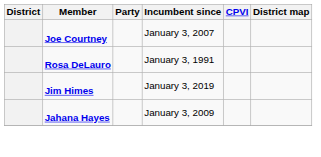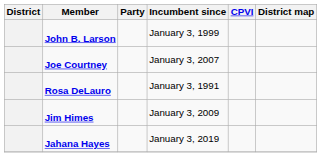+ row: (80, 38)
(179, 86) January 3, 2019 -> (184, 112) January 3, 2009
(179, 112) January 3, 2009 -> (184, 139) January 3, 2019
